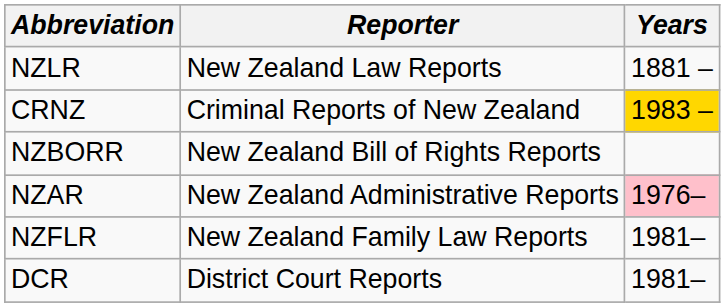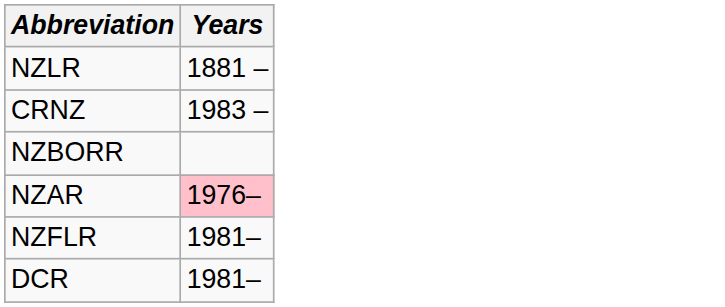- column: (403, 25)
(672, 110) gold background -> (227, 110) no background
